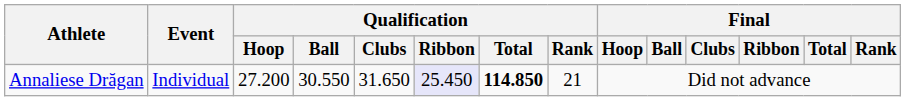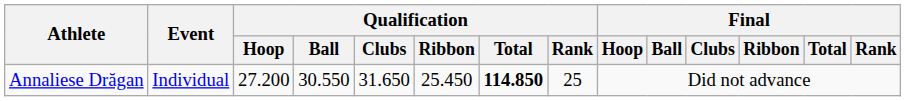(447, 80) lavender background -> (447, 80) no background
(572, 80) 21 -> (572, 80) 25
